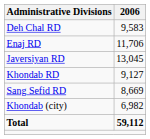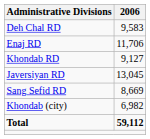rows swapped: (36, 59) <-> (33, 75)
